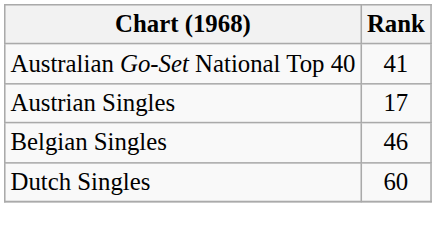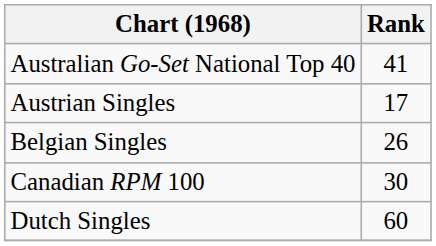(396, 142) 46 -> (396, 142) 26
+ row: (108, 181)
